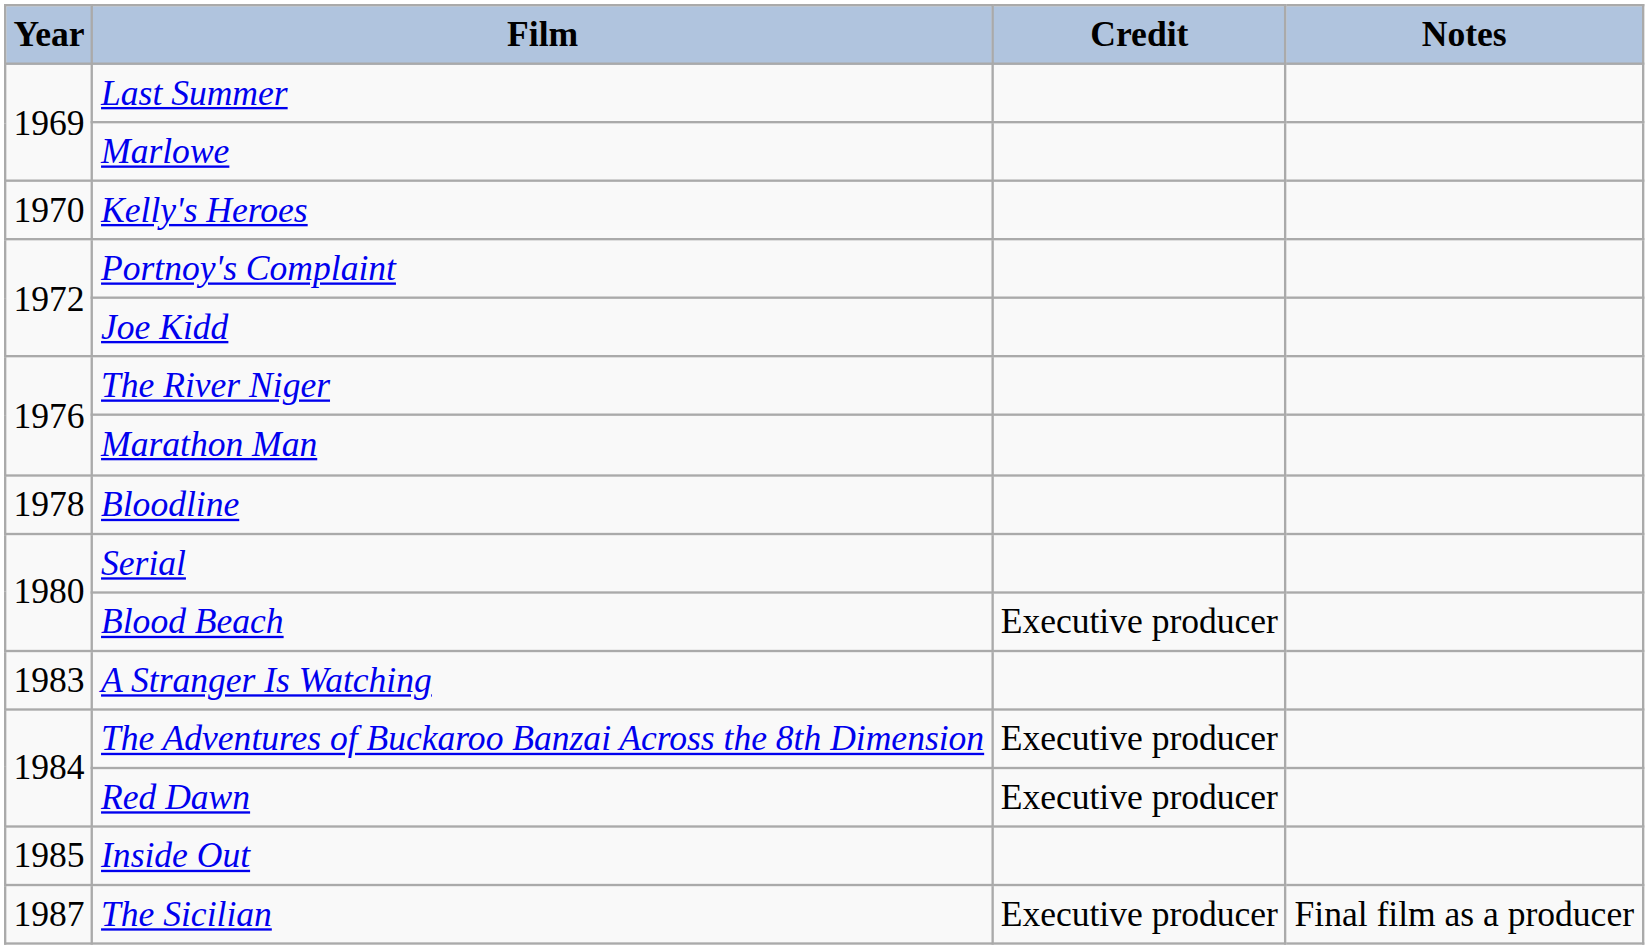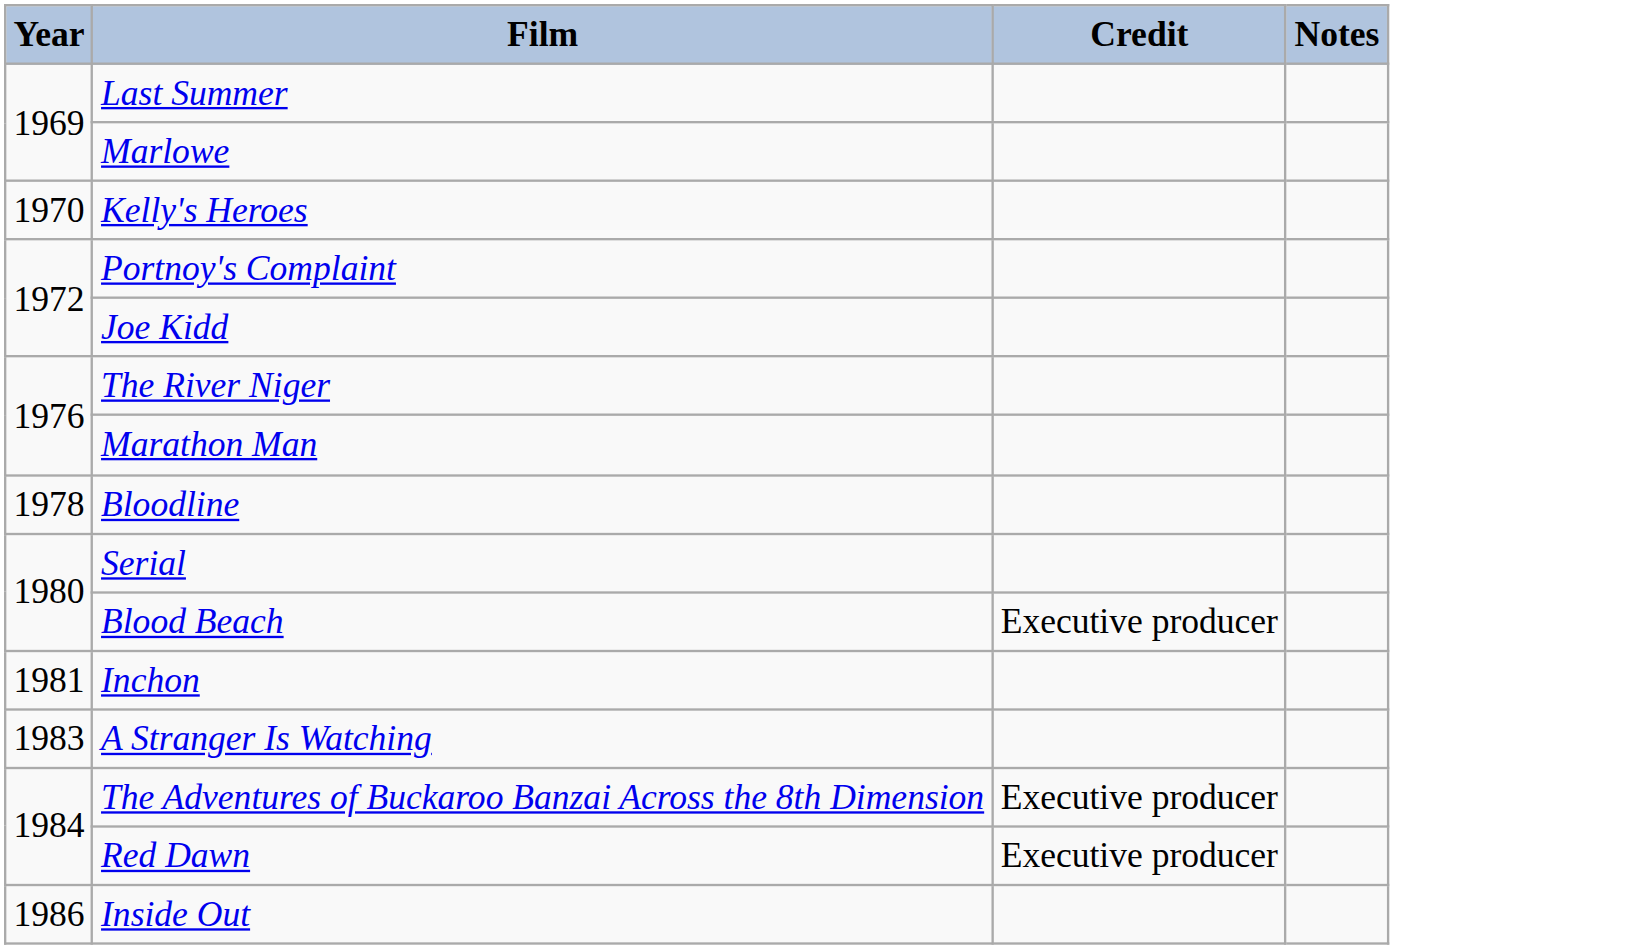+ row: (150, 679)
(49, 855) 1985 -> (49, 913) 1986
- row: (186, 913)
